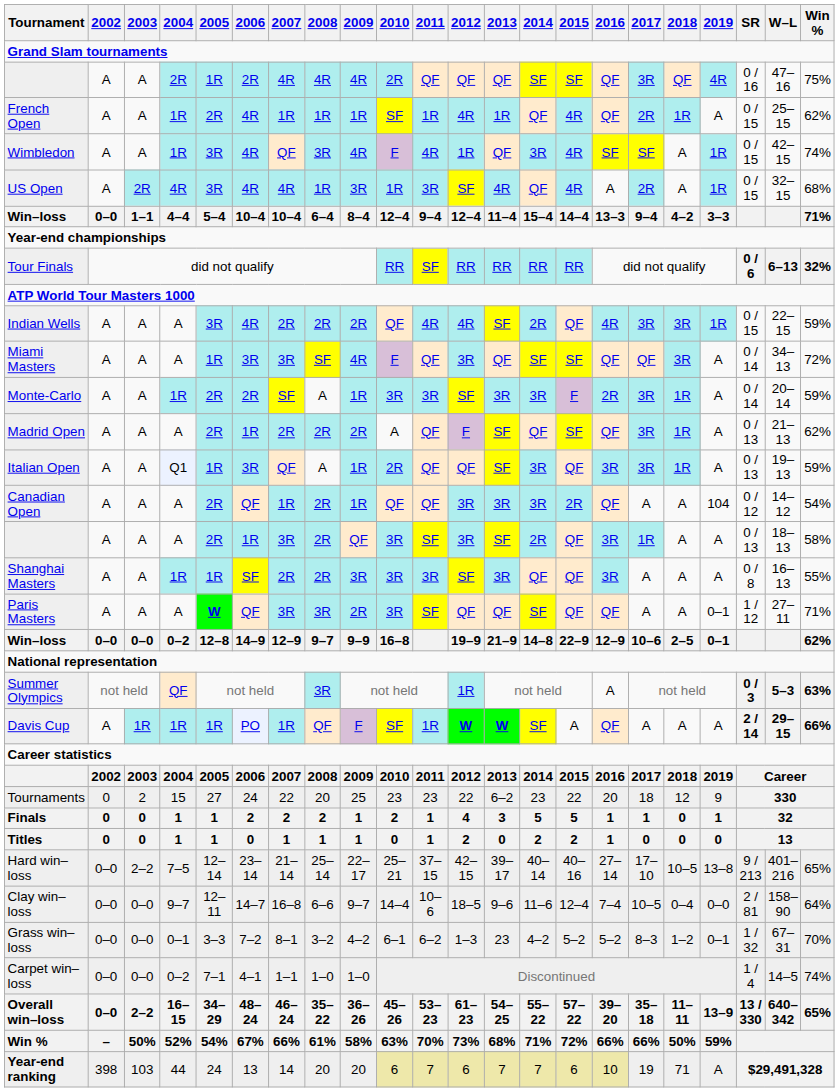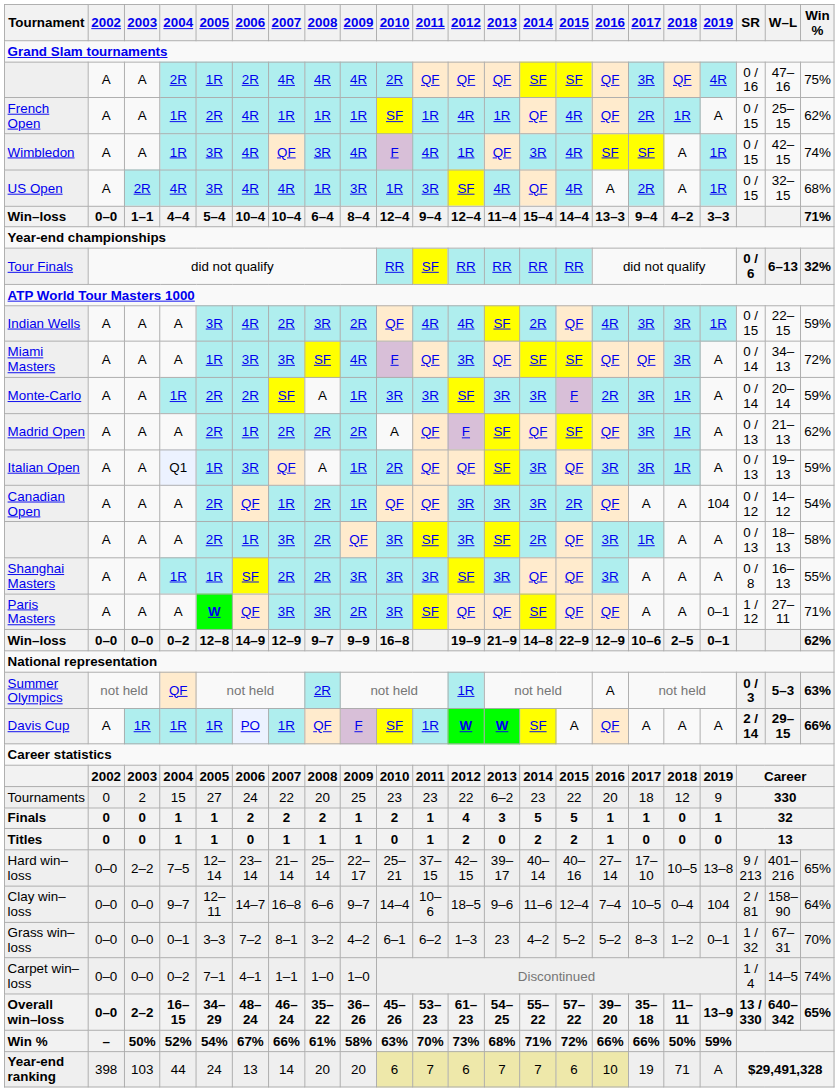(322, 324) 2R -> (322, 324) 3R
(322, 690) 3R -> (322, 690) 2R
(718, 904) 0–0 -> (718, 904) 104
